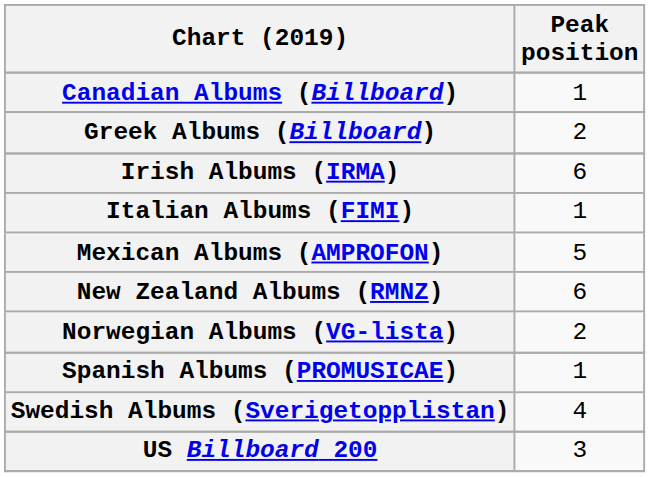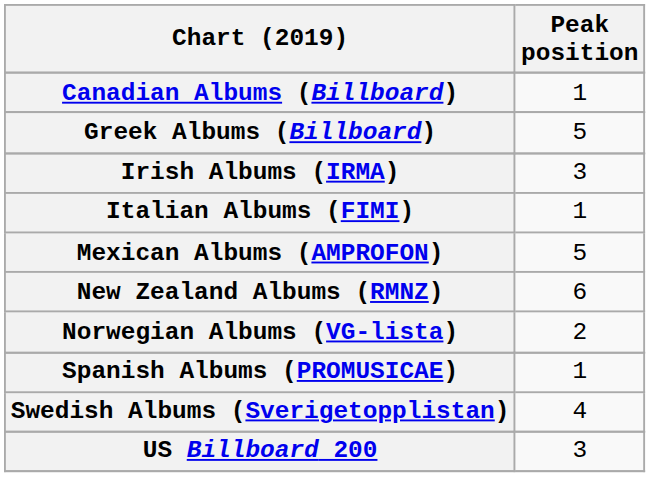(580, 133) 2 -> (580, 133) 5
(580, 173) 6 -> (580, 173) 3
